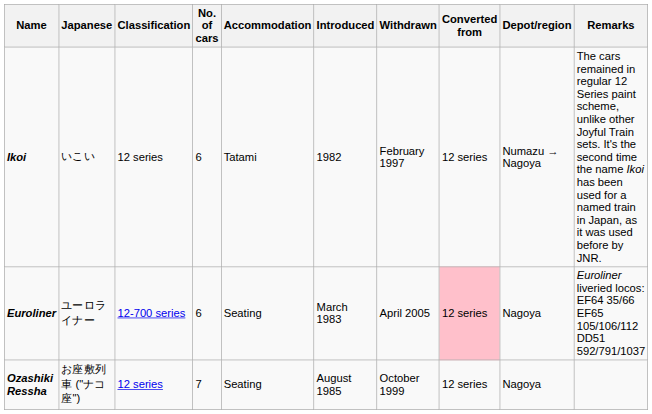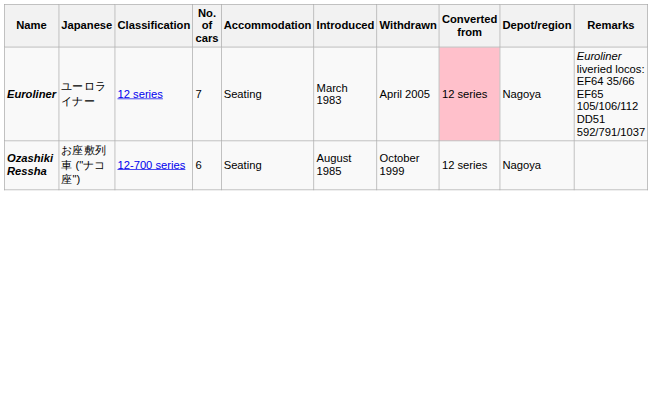- row: (17, 157)
(151, 313) 12-700 series -> (140, 94) 12 series
(199, 313) 6 -> (199, 94) 7
(140, 384) 12 series -> (151, 165) 12-700 series
(199, 384) 7 -> (199, 165) 6
